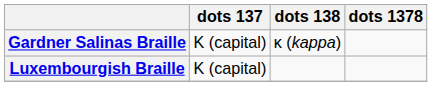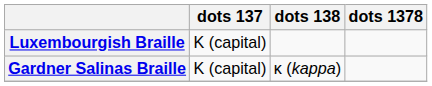rows swapped: (97, 42) <-> (97, 68)
